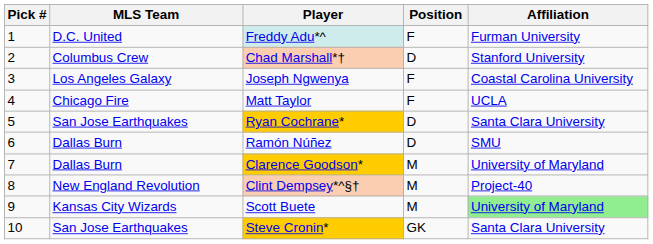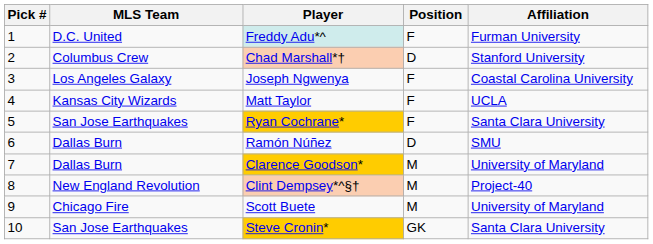(91, 100) Chicago Fire -> (115, 100) Kansas City Wizards
(411, 121) D -> (411, 121) F
(115, 206) Kansas City Wizards -> (91, 206) Chicago Fire
(537, 206) lightgreen background -> (537, 206) no background
